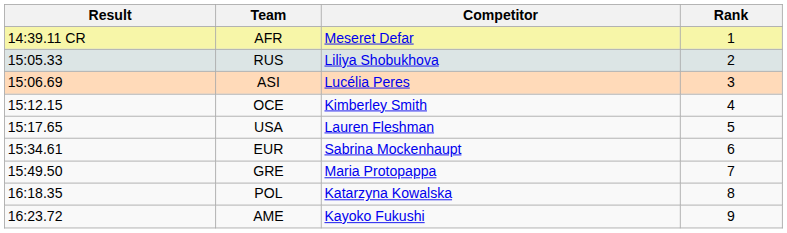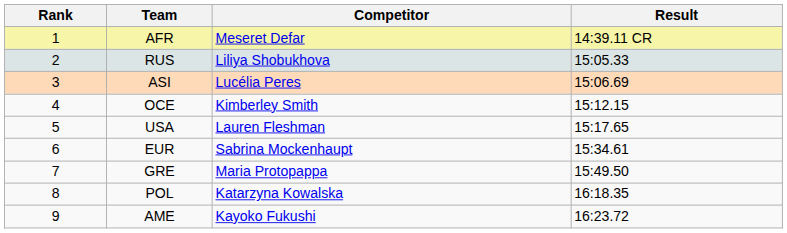columns swapped: (731, 15) <-> (110, 15)
